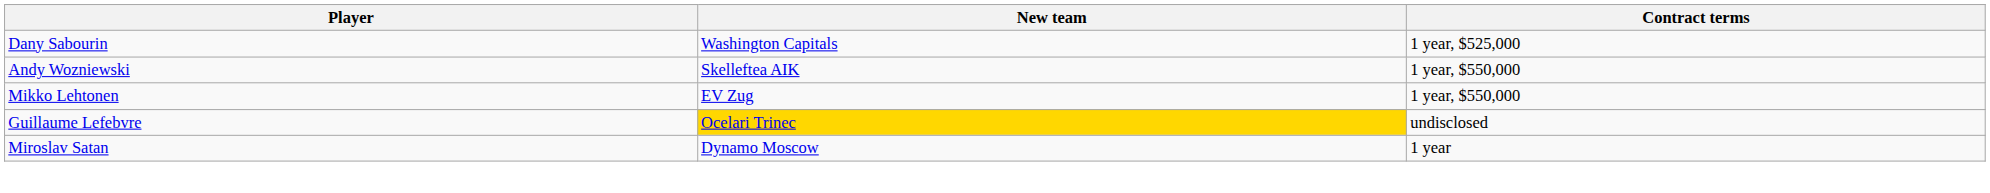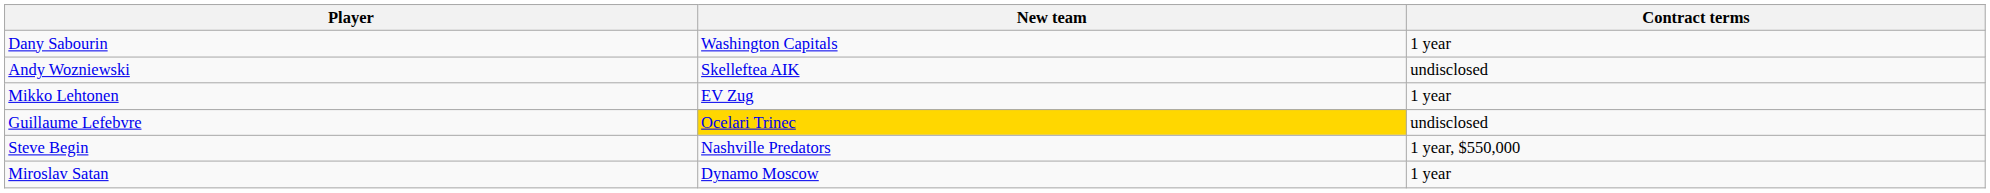(1465, 43) 1 year, $525,000 -> (1431, 43) 1 year
(1465, 69) 1 year, $550,000 -> (1449, 69) undisclosed
(1465, 95) 1 year, $550,000 -> (1431, 95) 1 year
+ row: (48, 148)
